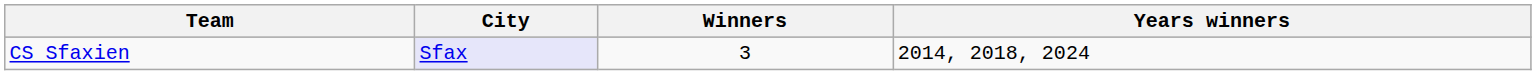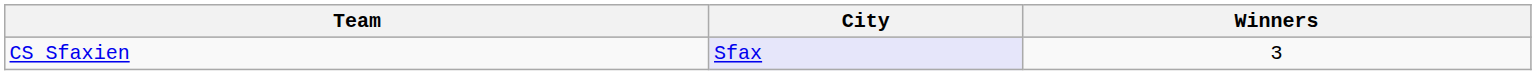- column: (1212, 21)
